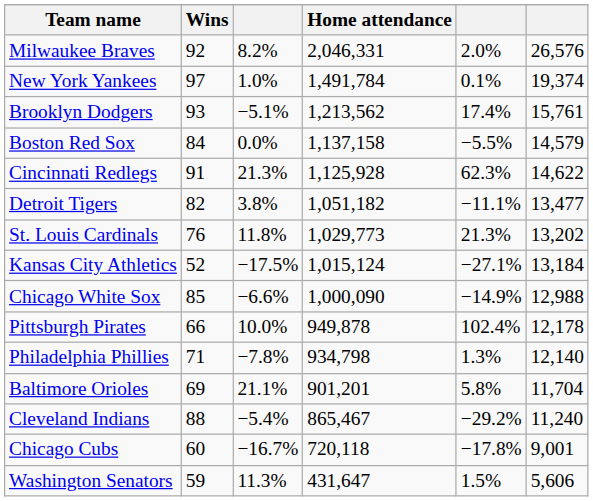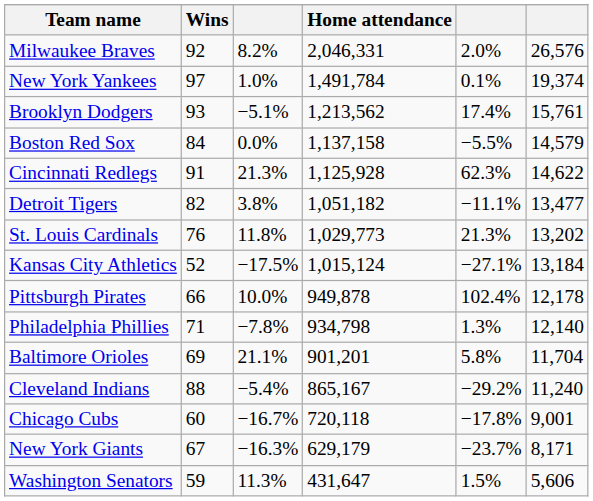- row: (85, 296)
(339, 419) 865,467 -> (339, 388) 865,167
+ row: (76, 449)
